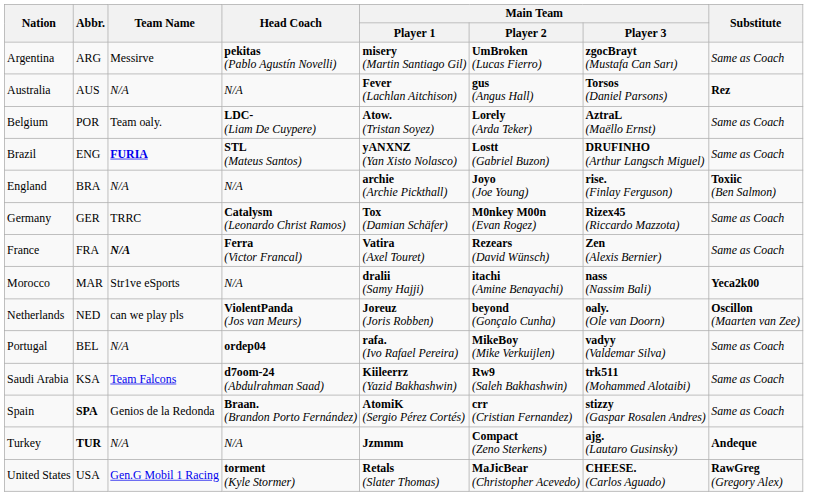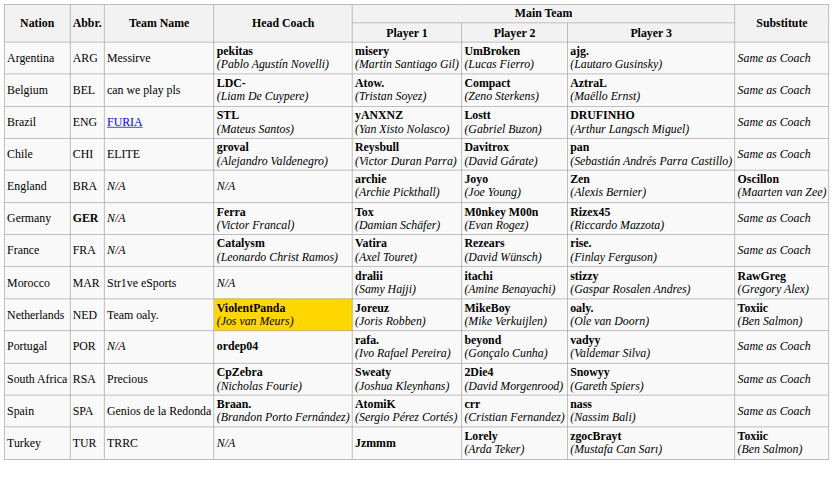(631, 58) zgocBrayt (Mustafa Can Sarı) -> (616, 58) ajg. (Lautaro Gusinsky)
- row: (29, 90)
(88, 122) POR -> (84, 90) BEL
(136, 122) Team oaly. -> (144, 90) can we play pls
(502, 122) Lorely (Arda Teker) -> (502, 90) Compact (Zeno Sterkens)
(129, 154) bold -> (125, 122) normal
+ row: (20, 154)
(629, 186) rise. (Finlay Ferguson) -> (608, 186) Zen (Alexis Bernier)
(744, 186) Toxiic (Ben Salmon) -> (782, 186) Oscillon (Maarten van Zee)
(88, 218) normal -> (86, 218) bold
(126, 218) TRRC -> (116, 218) N/A
(285, 218) Catalysm (Leonardo Christ Ramos) -> (256, 218) Ferra (Victor Francal)
(120, 250) bold -> (116, 250) normal
(263, 250) Ferra (Victor Francal) -> (277, 250) Catalysm (Leonardo Christ Ramos)
(623, 250) Zen (Alexis Bernier) -> (614, 250) rise. (Finlay Ferguson)
(618, 282) nass (Nassim Bali) -> (630, 282) stizzy (Gaspar Rosalen Andres)
(735, 282) Yeca2k00 -> (773, 282) RawGreg (Gregory Alex)
(147, 314) can we play pls -> (133, 314) Team oaly.
(263, 314) no background -> (255, 314) gold background
(514, 314) beyond (Gonçalo Cunha) -> (506, 314) MikeBoy (Mike Verkuijlen)
(756, 314) Oscillon (Maarten van Zee) -> (770, 314) Toxiic (Ben Salmon)
(87, 346) BEL -> (84, 346) POR
(513, 346) MikeBoy (Mike Verkuijlen) -> (506, 346) beyond (Gonçalo Cunha)
- row: (38, 379)
+ row: (37, 379)
(87, 411) bold -> (83, 411) normal
(646, 411) stizzy (Gaspar Rosalen Andres) -> (603, 411) nass (Nassim Bali)
(89, 443) bold -> (85, 443) normal
(120, 443) N/A -> (123, 443) TRRC
(509, 443) Compact (Zeno Sterkens) -> (494, 443) Lorely (Arda Teker)
(631, 443) ajg. (Lautaro Gusinsky) -> (616, 443) zgocBrayt (Mustafa Can Sarı)
(734, 443) Andeque -> (770, 443) Toxiic (Ben Salmon)
- row: (39, 475)
